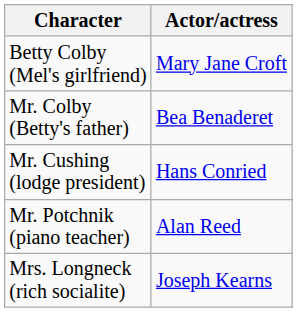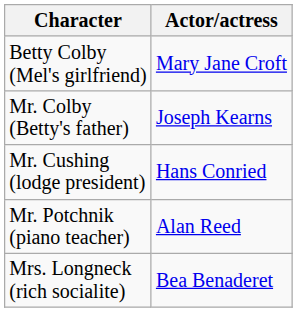(214, 117) Bea Benaderet -> (214, 117) Joseph Kearns
(214, 280) Joseph Kearns -> (214, 280) Bea Benaderet
